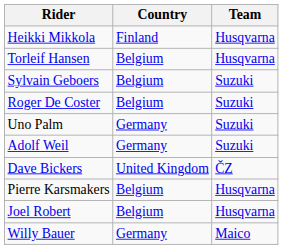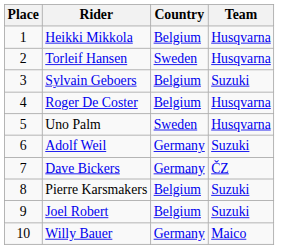+ column: (23, 15)
(137, 37) Finland -> (177, 37) Belgium
(140, 59) Belgium -> (175, 59) Sweden
(234, 102) Suzuki -> (241, 102) Husqvarna
(142, 124) Germany -> (175, 124) Sweden
(234, 124) Suzuki -> (241, 124) Husqvarna
(162, 168) United Kingdom -> (179, 168) Germany
(245, 189) Husqvarna -> (230, 189) Suzuki
(245, 211) Husqvarna -> (230, 211) Suzuki
